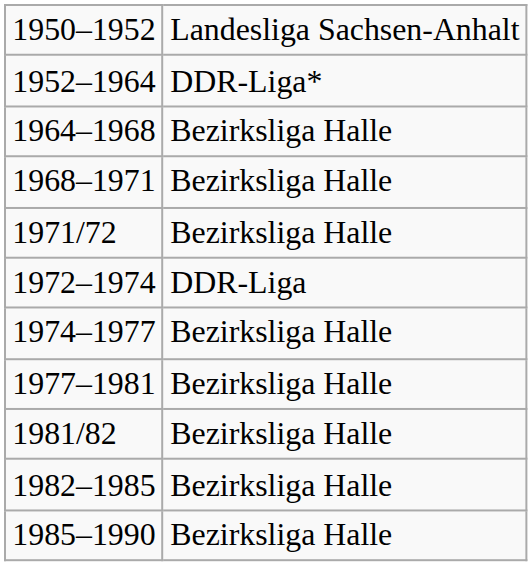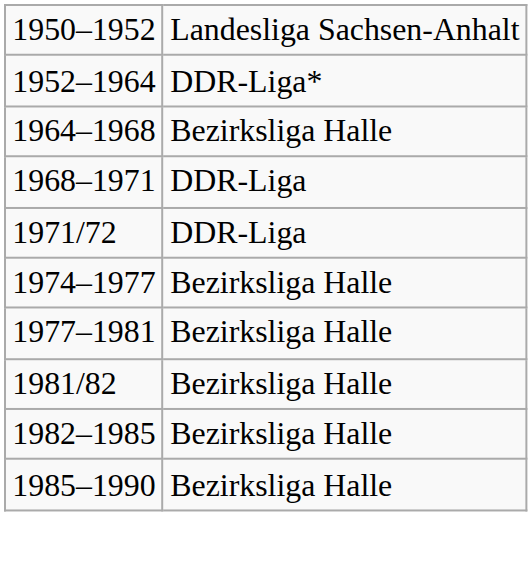(281, 181) Bezirksliga Halle -> (238, 181) DDR-Liga
(281, 231) Bezirksliga Halle -> (238, 231) DDR-Liga
- row: (84, 282)
